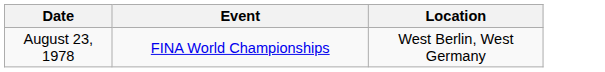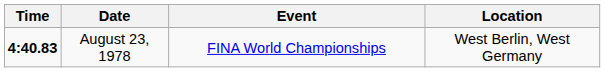+ column: (33, 16)
